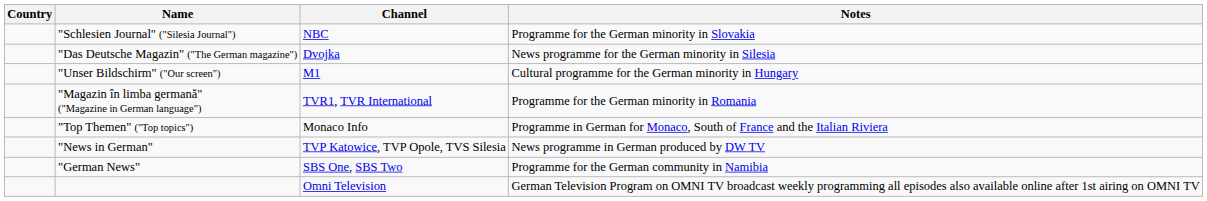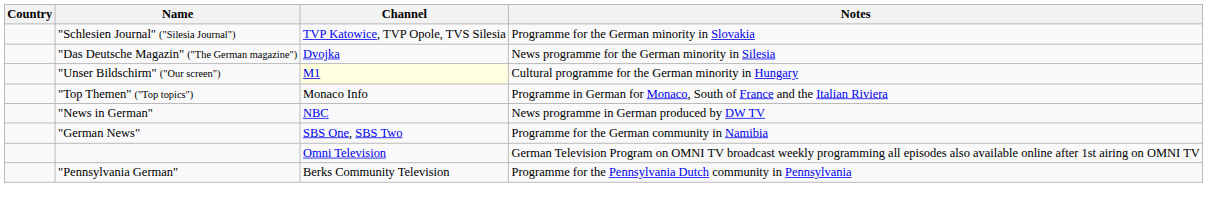(316, 34) NBC -> (404, 34) TVP Katowice, TVP Opole, TVS Silesia
(312, 73) no background -> (312, 73) lightyellow background
- row: (130, 100)
(404, 147) TVP Katowice, TVP Opole, TVS Silesia -> (316, 113) NBC
+ row: (118, 172)
